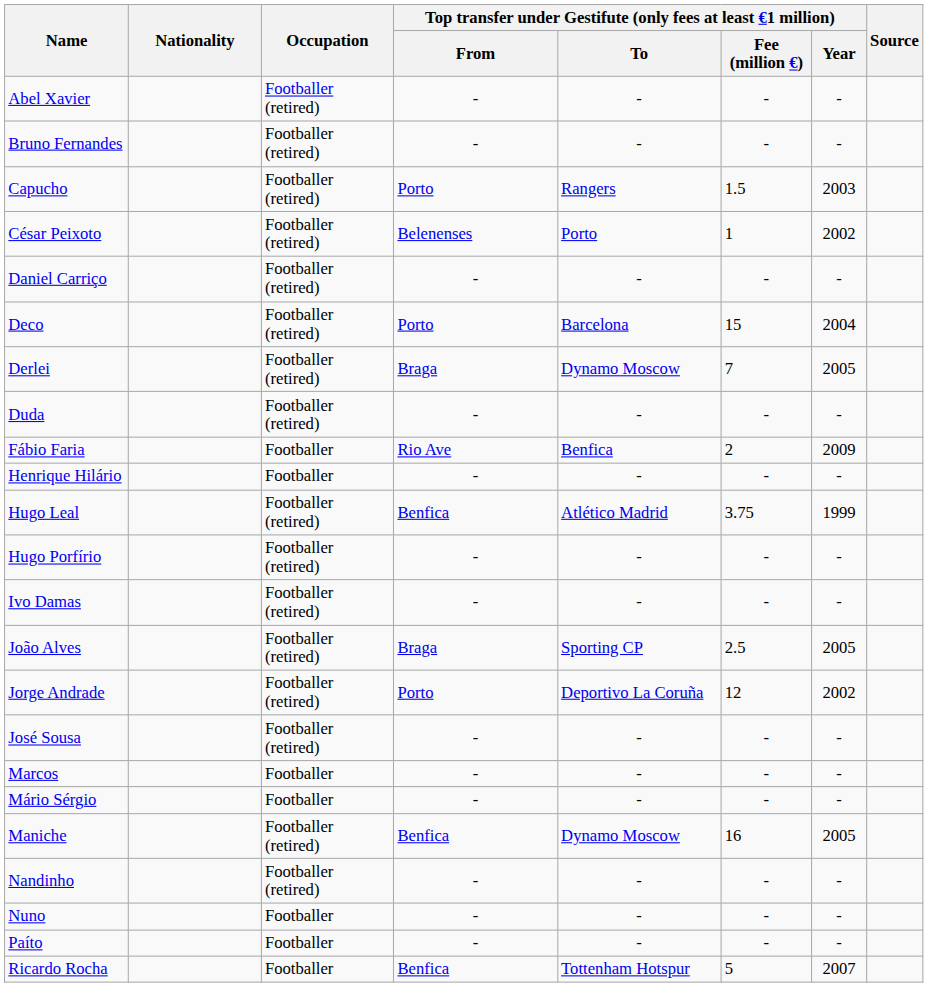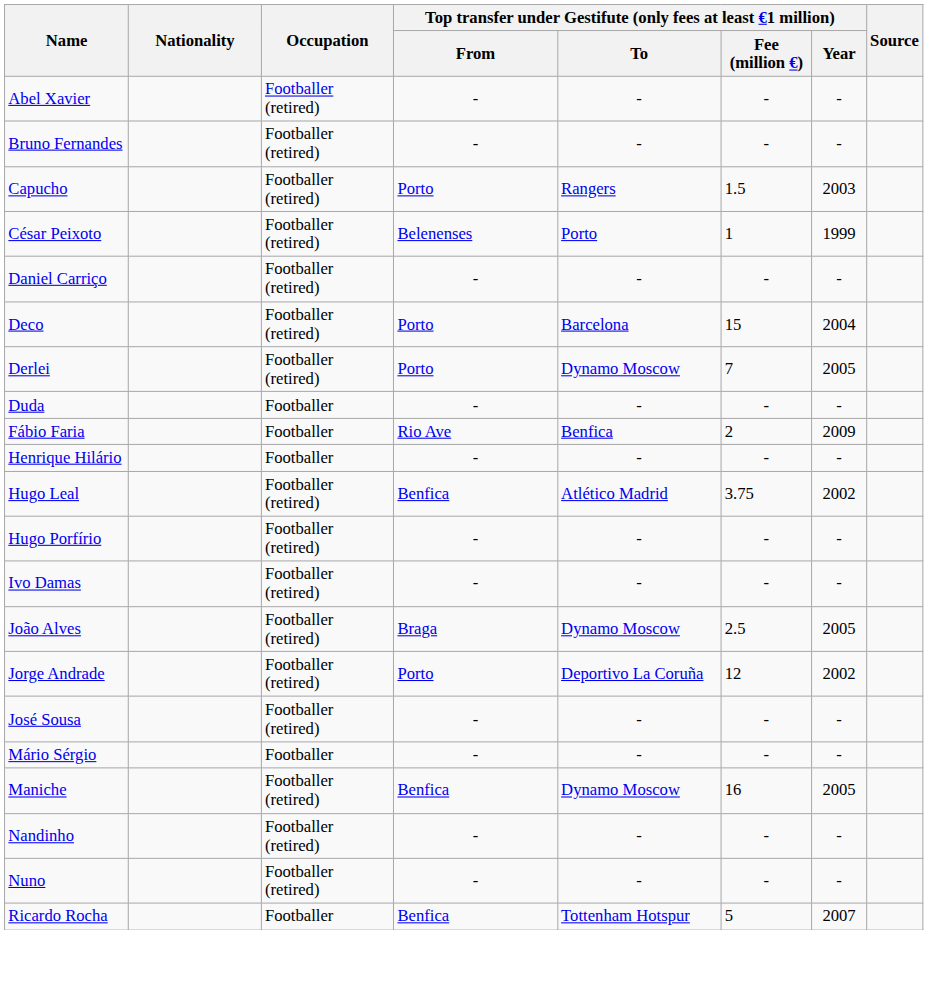(839, 233) 2002 -> (839, 233) 1999
(417, 369) Braga -> (415, 369) Porto
(299, 414) Footballer (retired) -> (299, 404) Footballer
(839, 512) 1999 -> (839, 493) 2002
(602, 647) Sporting CP -> (621, 628) Dynamo Moscow
- row: (33, 773)
(299, 916) Footballer -> (299, 880) Footballer (retired)
- row: (25, 942)
